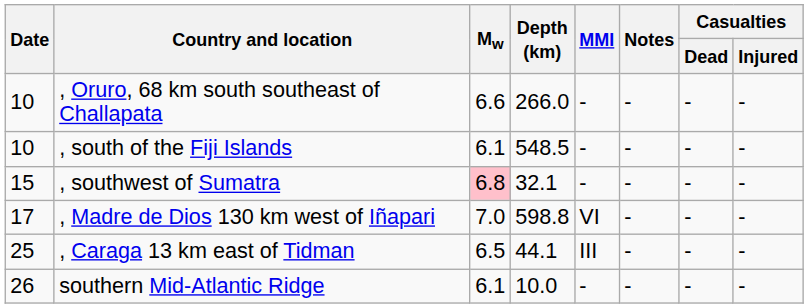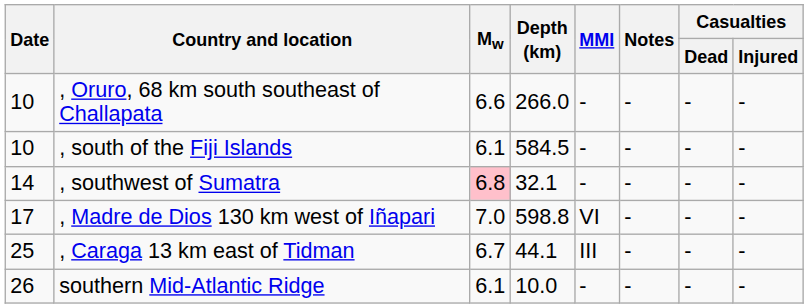(542, 148) 548.5 -> (542, 148) 584.5
(22, 182) 15 -> (22, 182) 14
(490, 251) 6.5 -> (490, 251) 6.7
